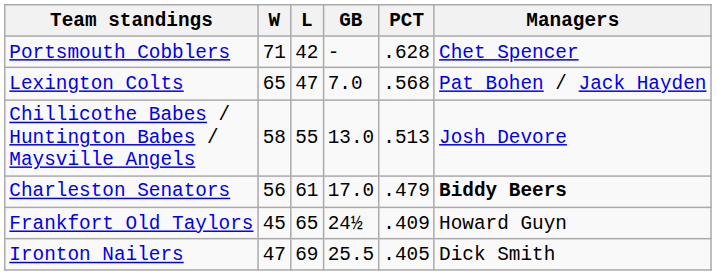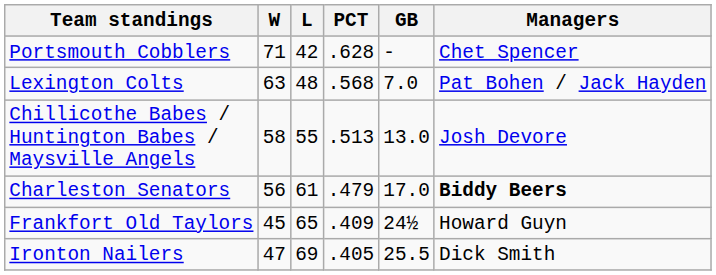columns swapped: (407, 21) <-> (351, 21)
(274, 84) 65 -> (274, 84) 63
(307, 84) 47 -> (307, 84) 48
